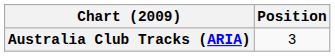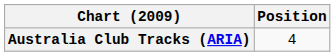(292, 40) 3 -> (292, 40) 4
